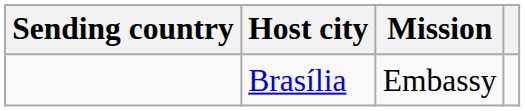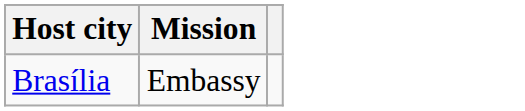- column: (123, 29)
